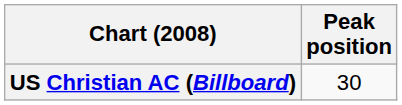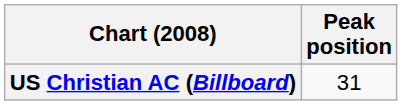(349, 81) 30 -> (349, 81) 31
